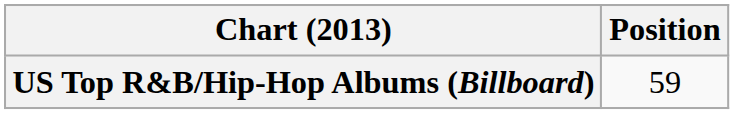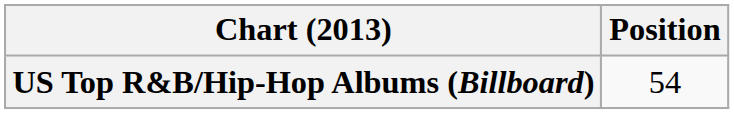(665, 81) 59 -> (665, 81) 54
